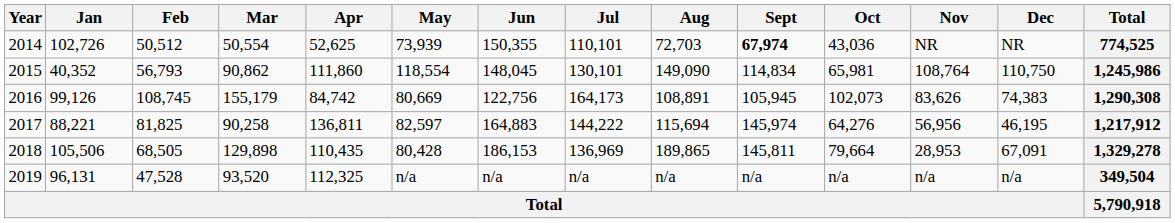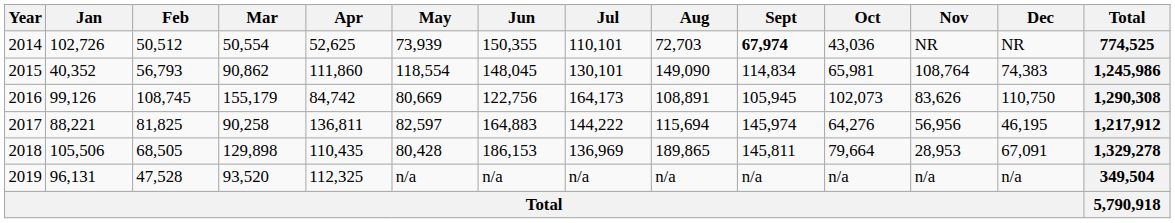(1028, 71) 110,750 -> (1024, 71) 74,383
(1024, 97) 74,383 -> (1028, 97) 110,750
